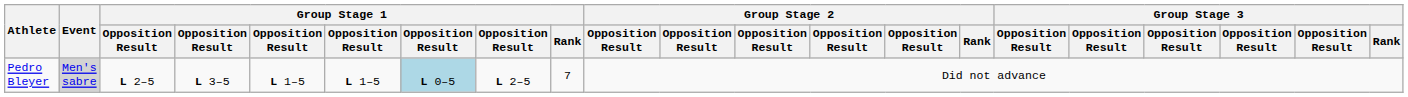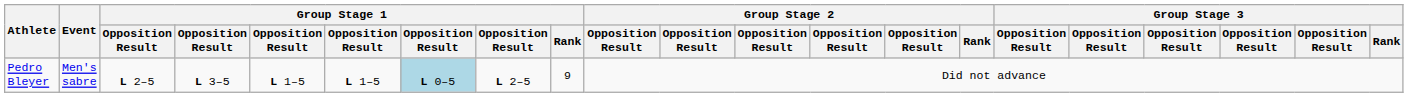(79, 75) lightgrey background -> (79, 75) no background
(568, 75) 7 -> (568, 75) 9
